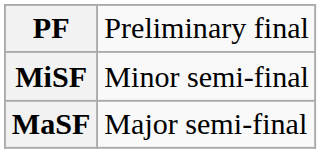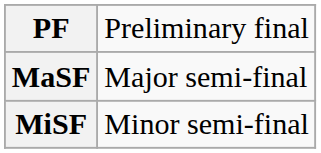rows swapped: (51, 123) <-> (51, 76)
